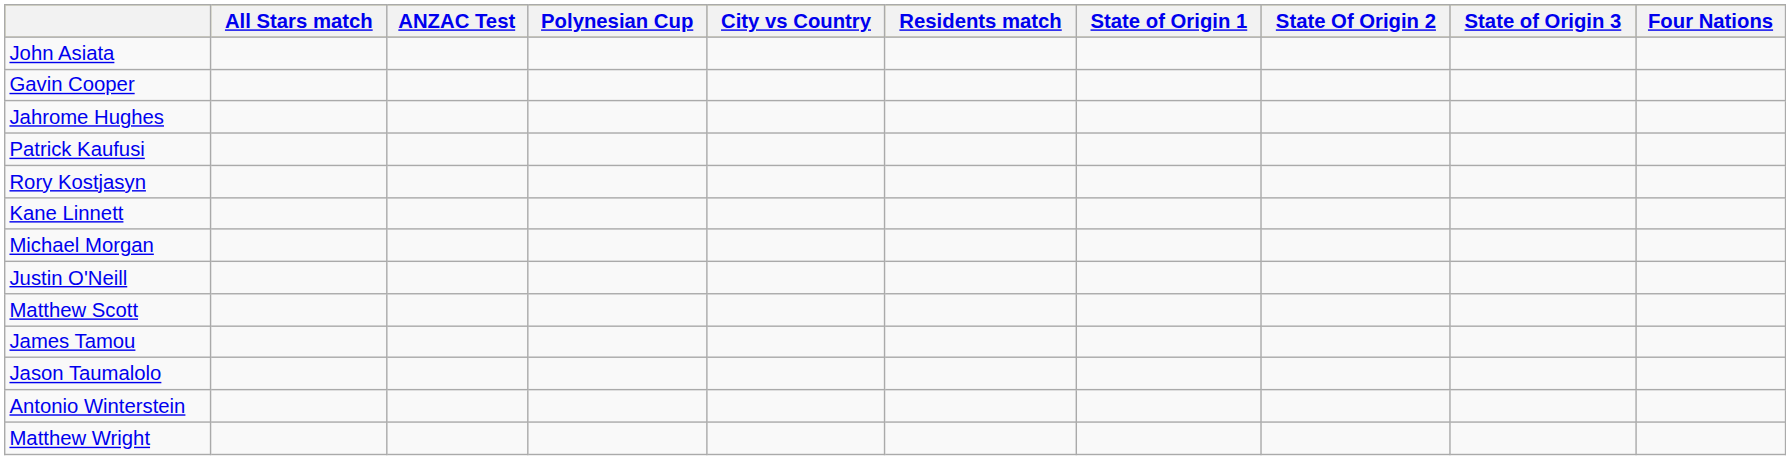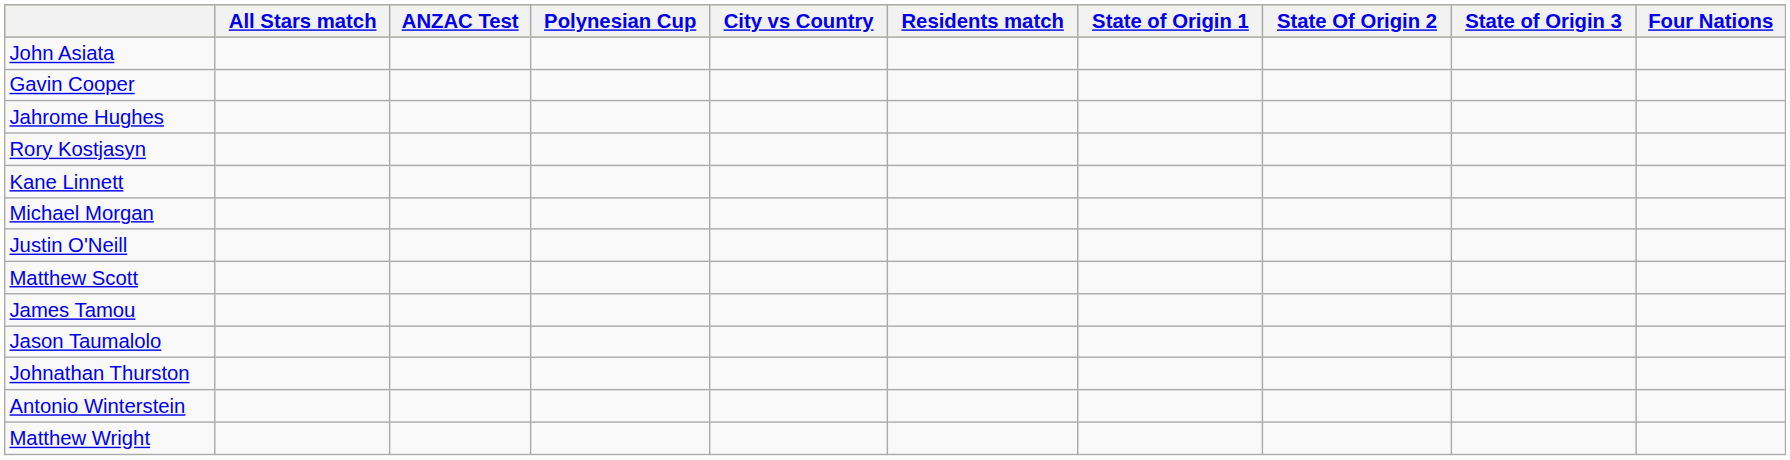- row: (77, 149)
+ row: (100, 374)
